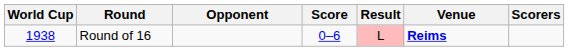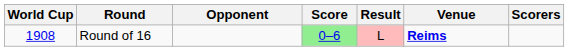(40, 35) 1938 -> (40, 35) 1908
(329, 35) no background -> (329, 35) lightgreen background
